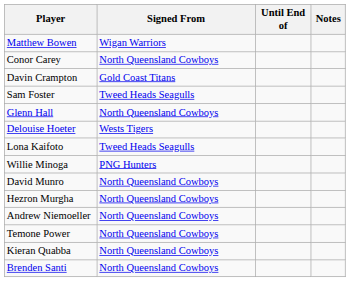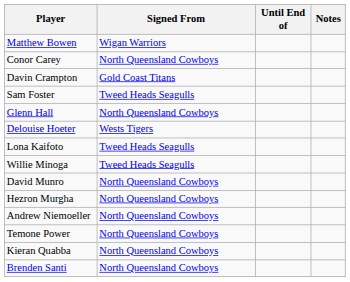(128, 164) PNG Hunters -> (147, 164) Tweed Heads Seagulls
